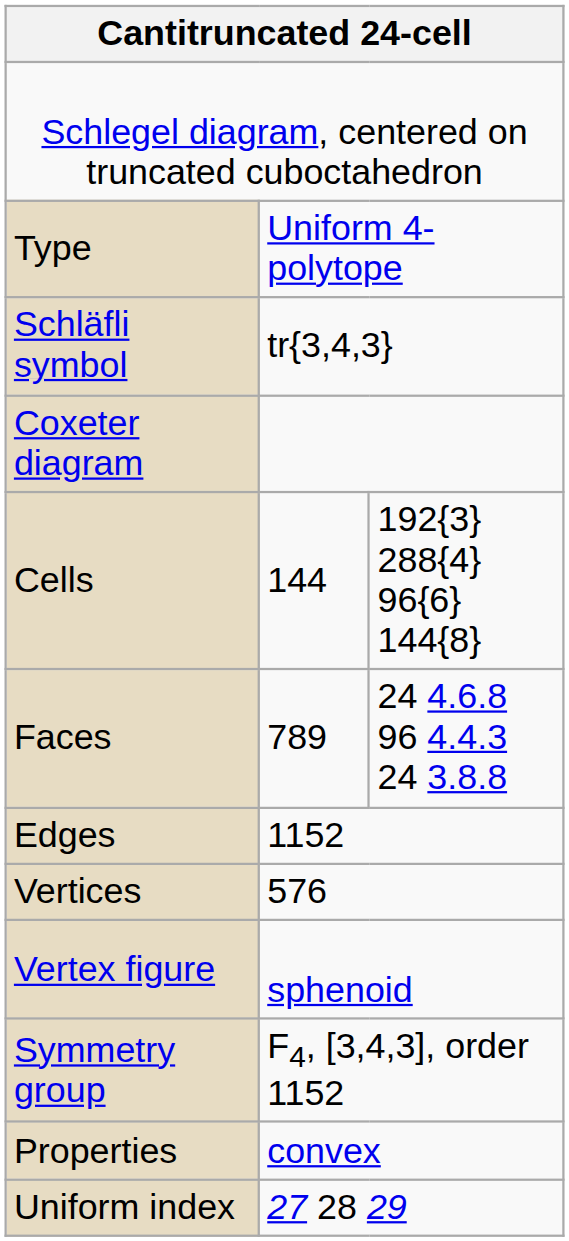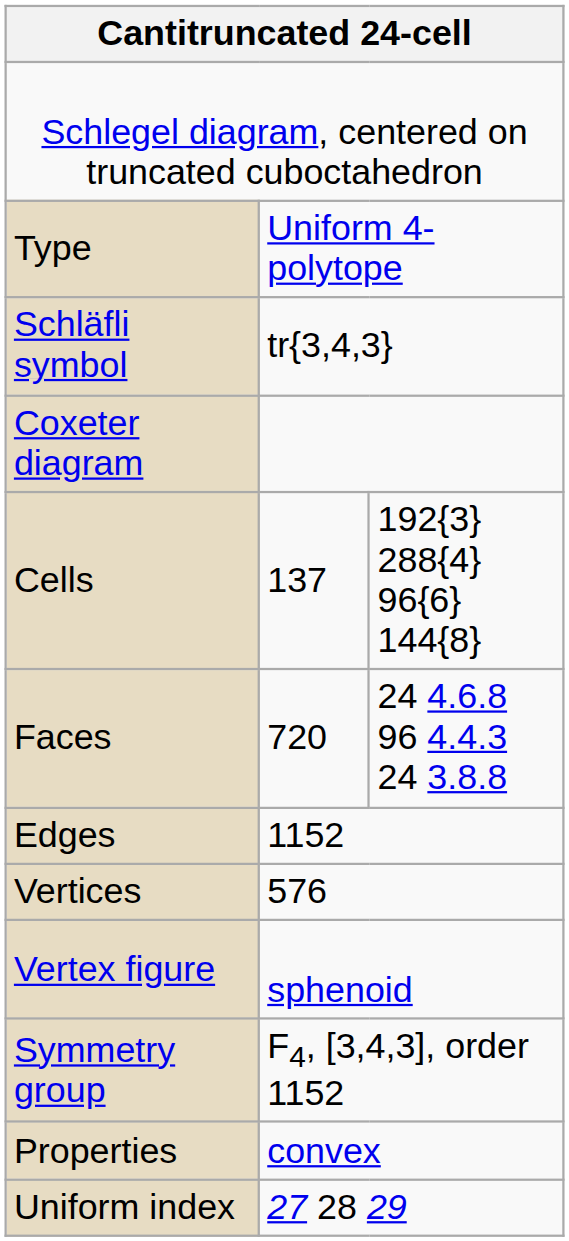(297, 580) 144 -> (297, 580) 137
(297, 737) 789 -> (297, 737) 720
